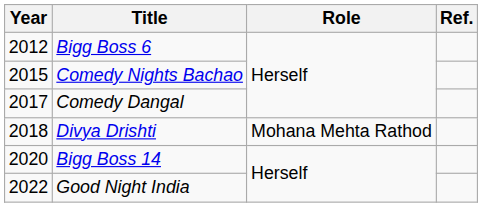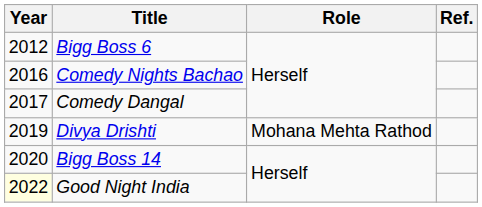(28, 74) 2015 -> (28, 74) 2016
(28, 131) 2018 -> (28, 131) 2019
(28, 187) no background -> (28, 187) lightyellow background
